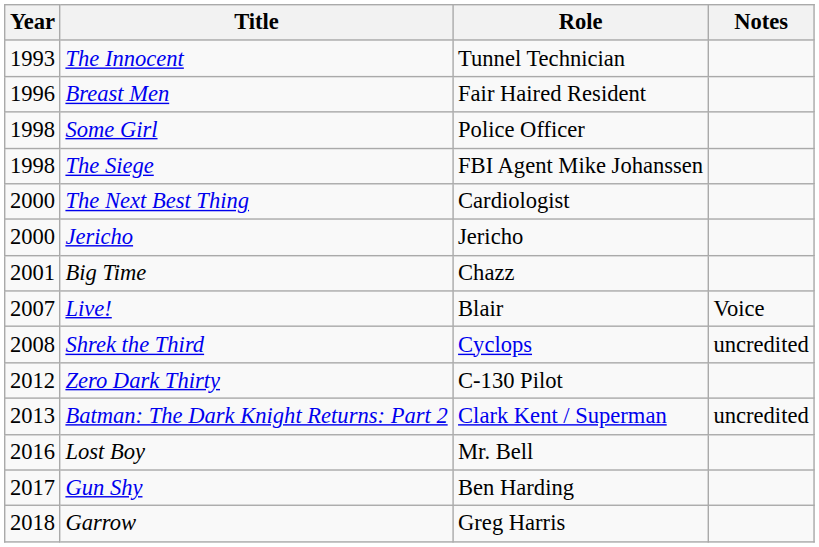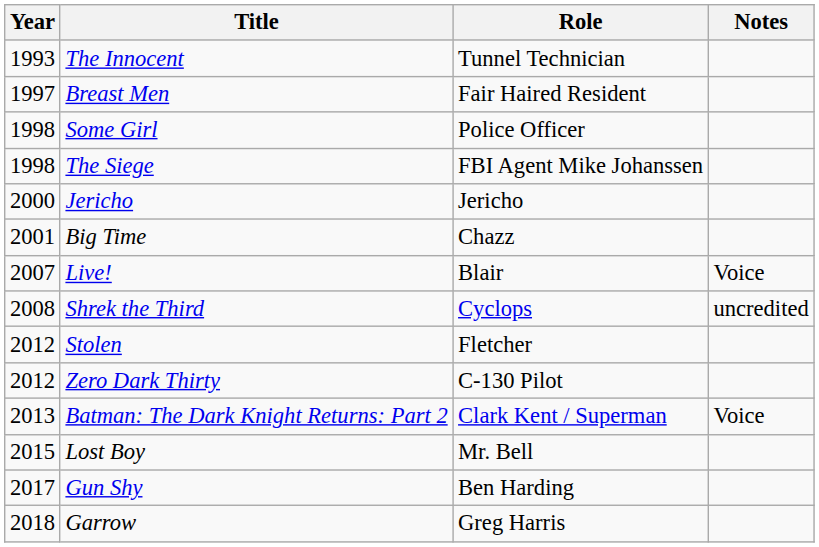(32, 93) 1996 -> (32, 93) 1997
- row: (157, 201)
+ row: (94, 344)
(761, 415) uncredited -> (739, 415) Voice
(32, 451) 2016 -> (32, 451) 2015
